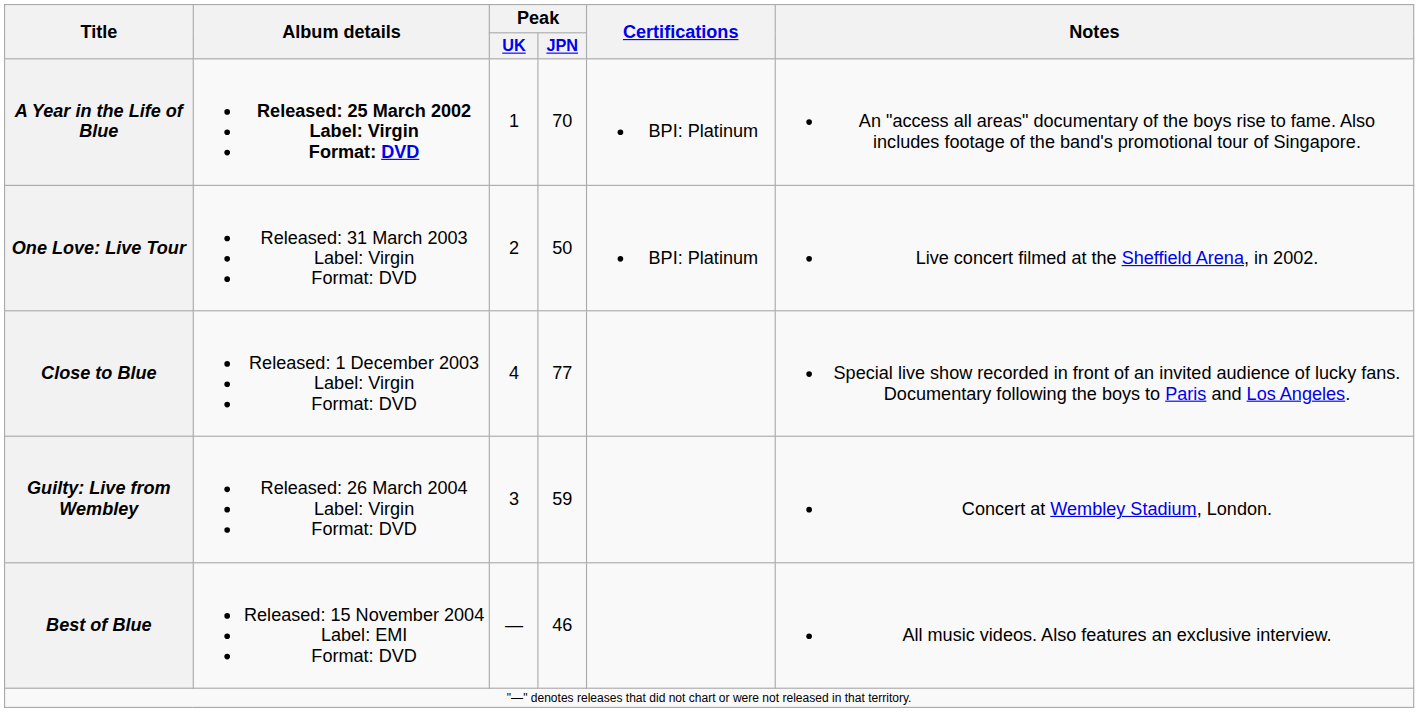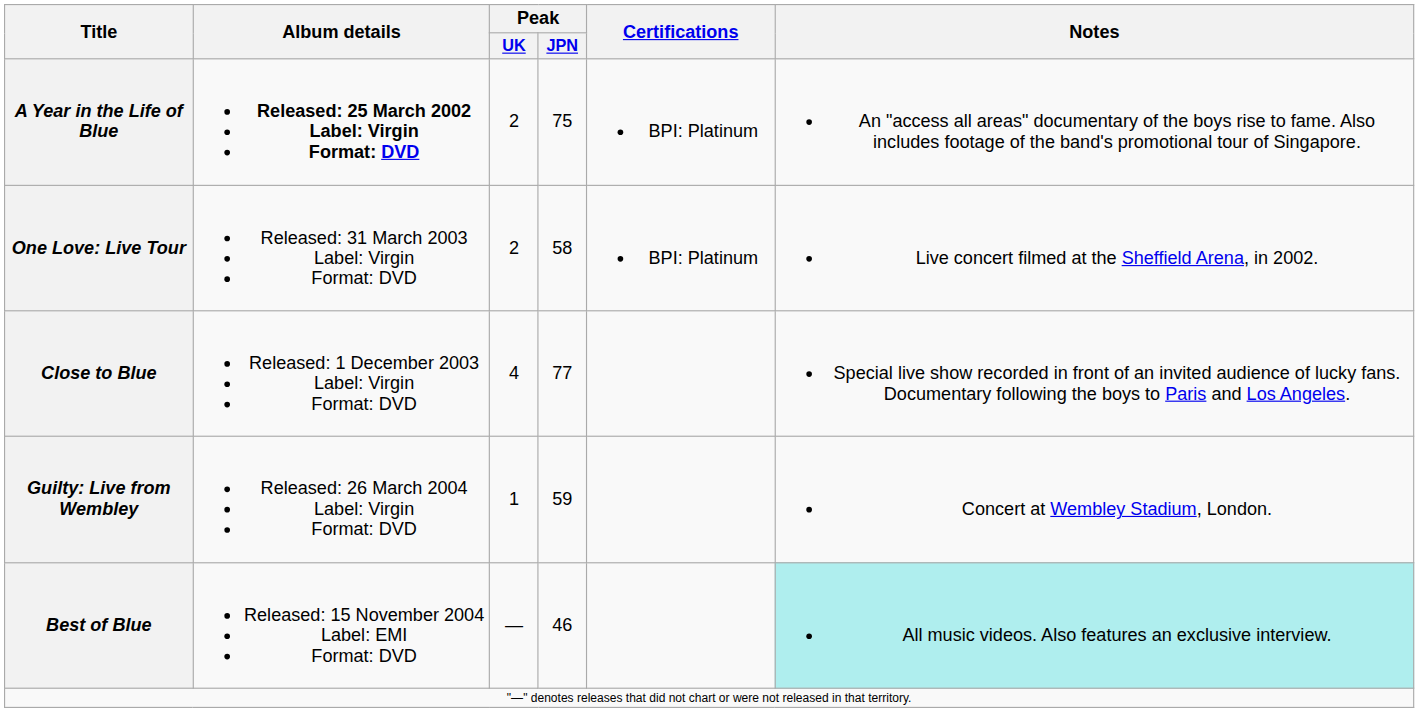(514, 121) 1 -> (514, 121) 2
(562, 121) 70 -> (562, 121) 75
(562, 247) 50 -> (562, 247) 58
(514, 499) 3 -> (514, 499) 1
(1094, 635) no background -> (1094, 635) paleturquoise background
